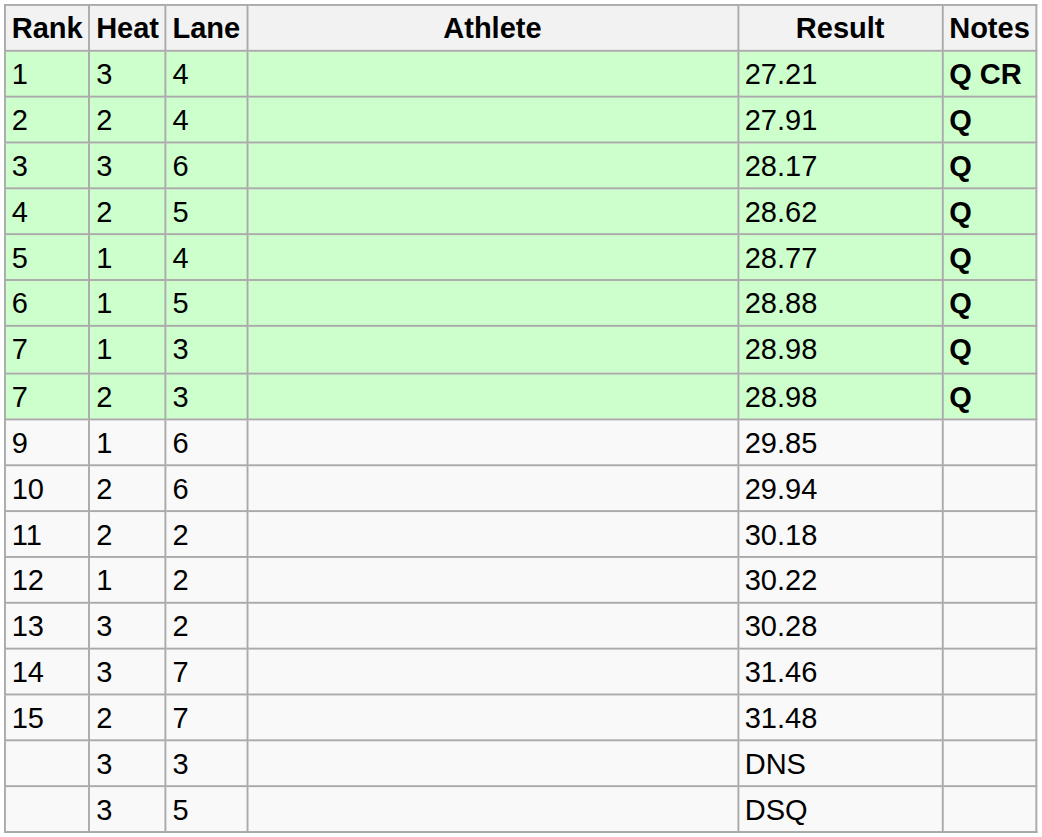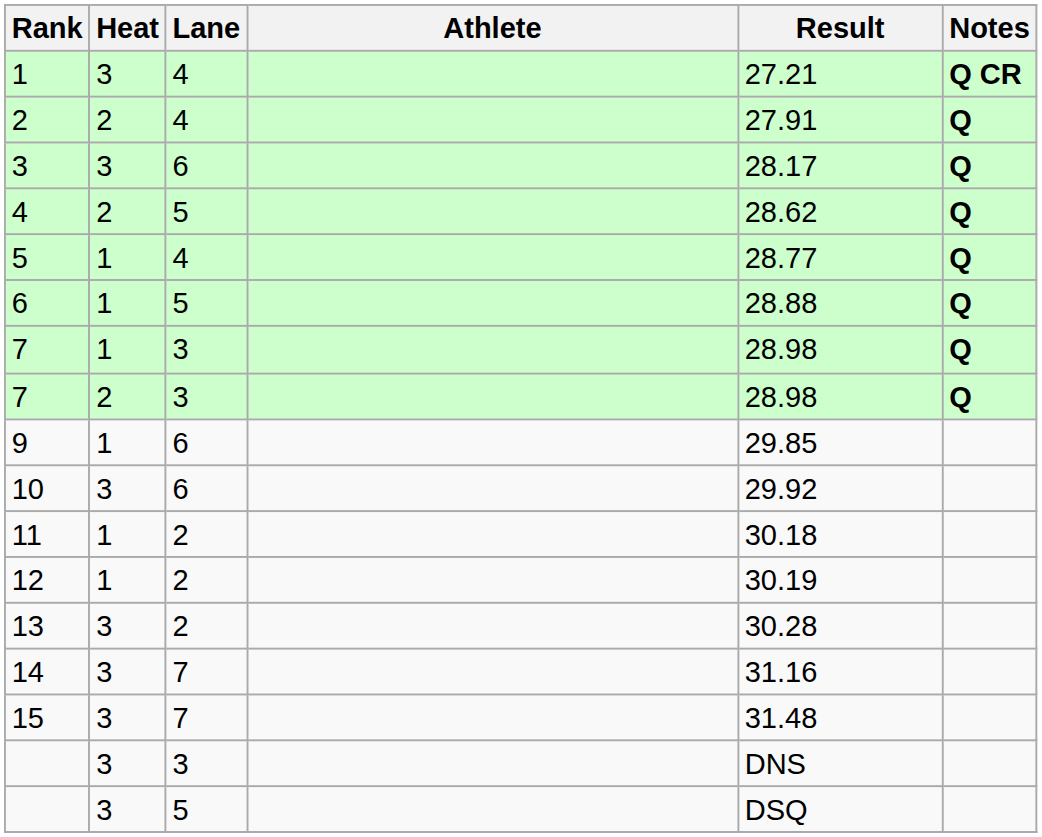(104, 488) 2 -> (104, 488) 3
(781, 488) 29.94 -> (781, 488) 29.92
(104, 534) 2 -> (104, 534) 1
(781, 580) 30.22 -> (781, 580) 30.19
(781, 672) 31.46 -> (781, 672) 31.16
(104, 718) 2 -> (104, 718) 3
